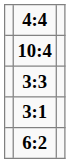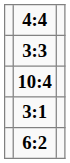rows swapped: (35, 81) <-> (35, 50)
